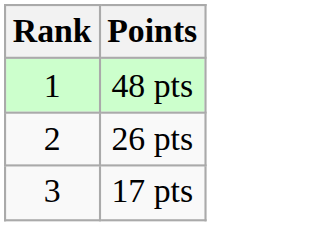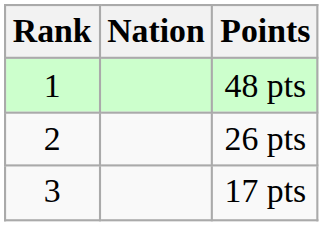+ column: (156, 31)
